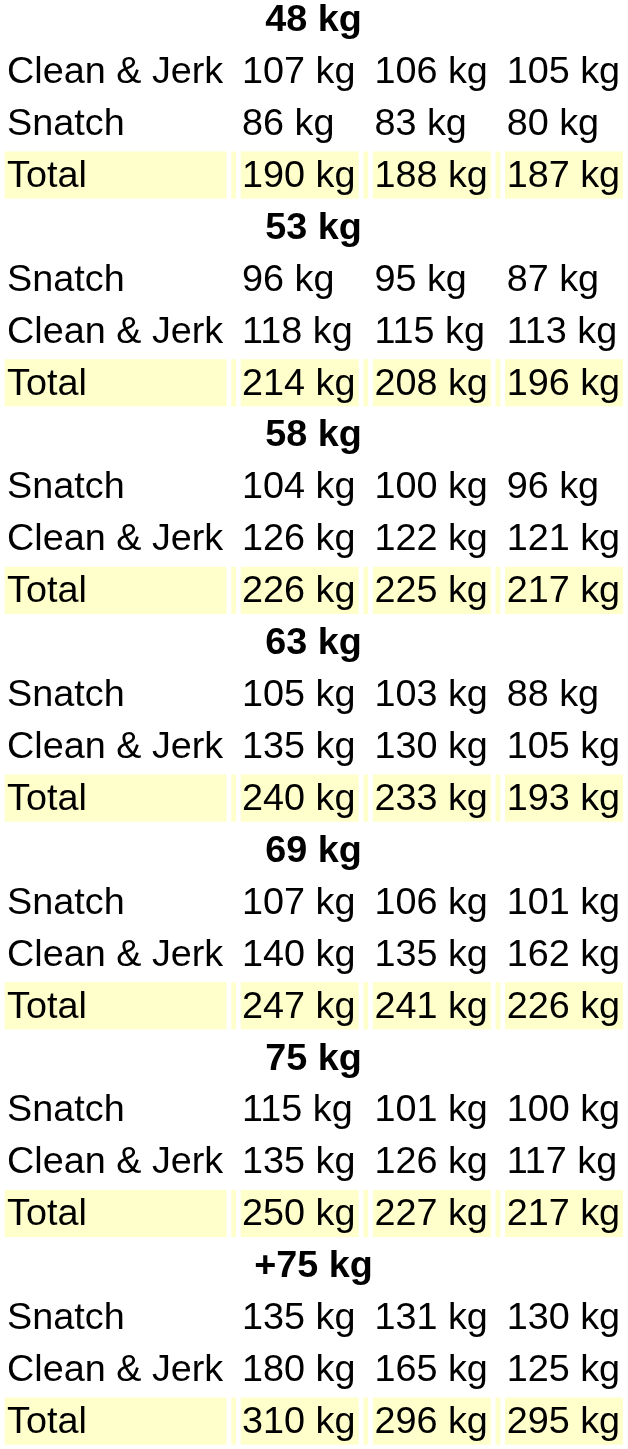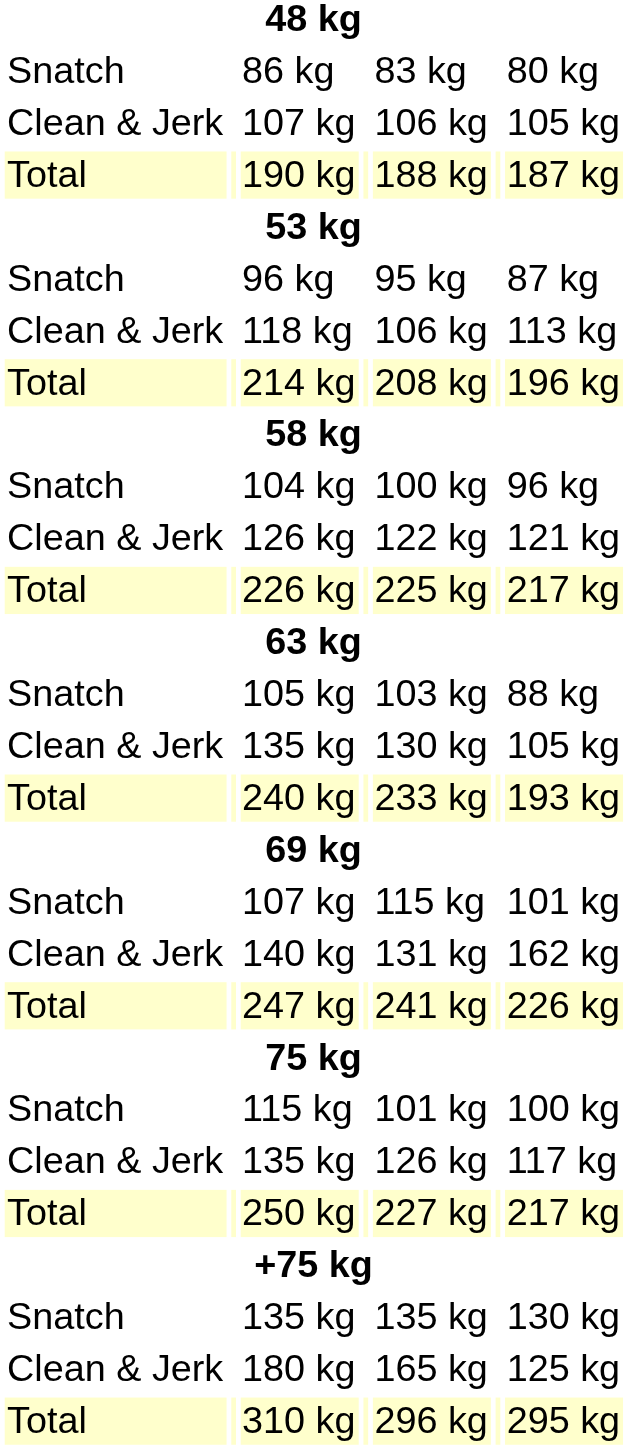rows swapped: (66, 122) <-> (115, 70)
(430, 330) 115 kg -> (431, 330) 106 kg
(431, 901) 106 kg -> (430, 901) 115 kg
(431, 953) 135 kg -> (431, 953) 131 kg
(431, 1316) 131 kg -> (431, 1316) 135 kg
